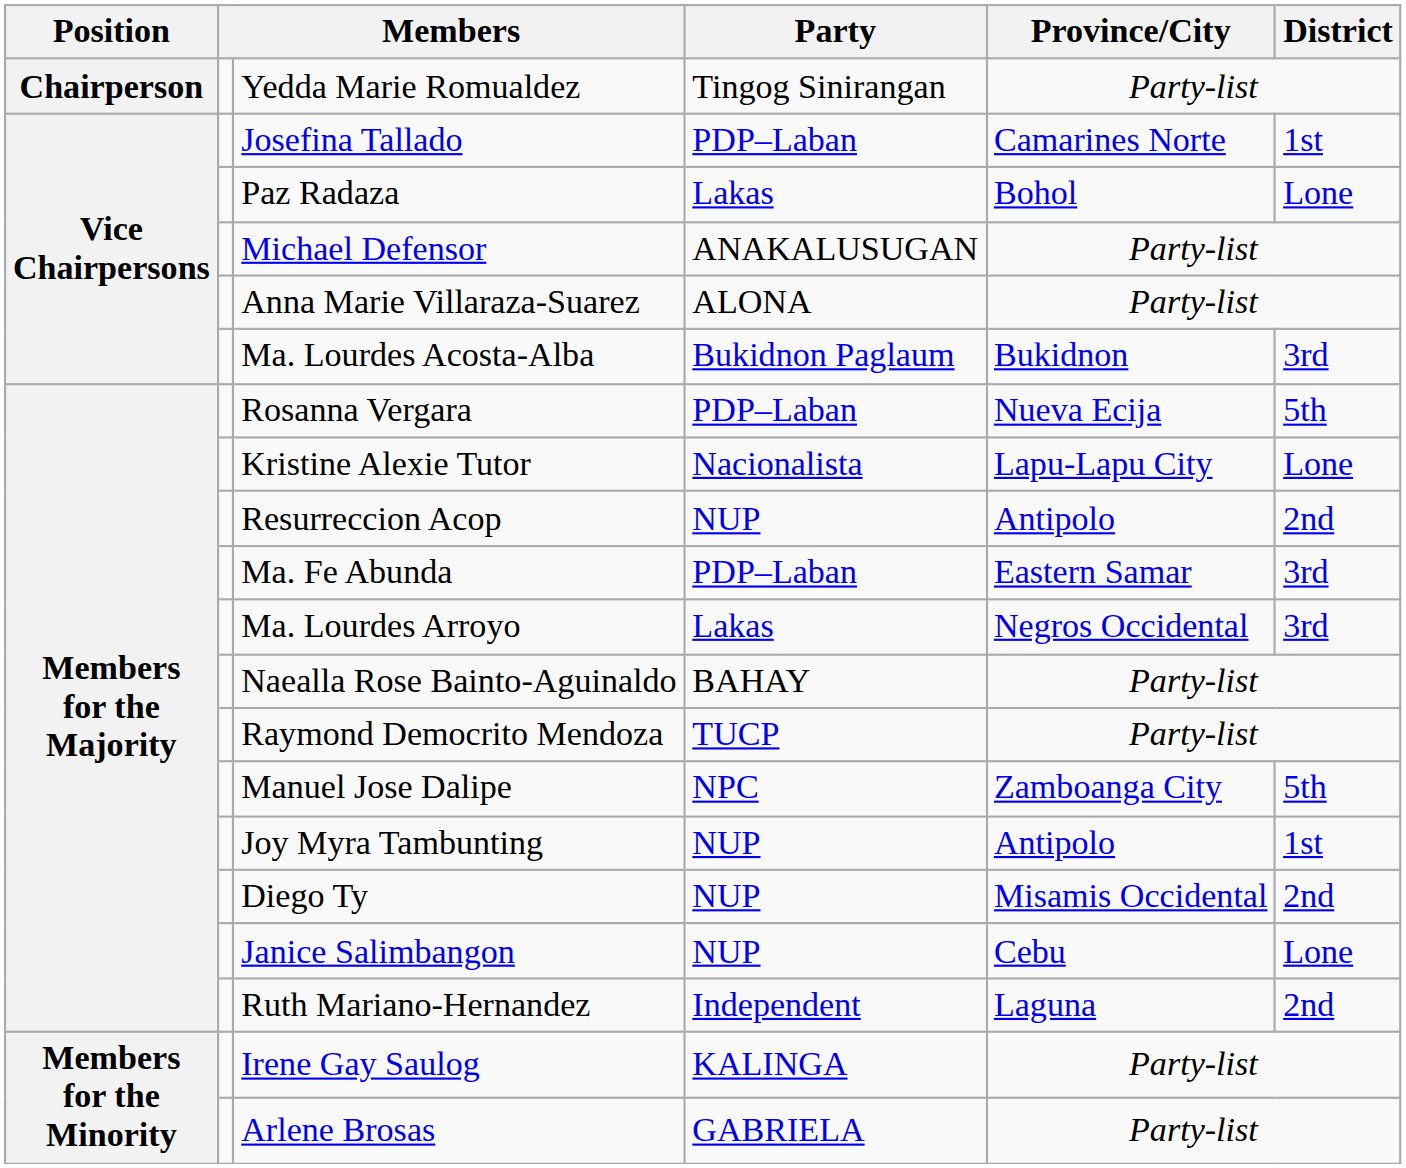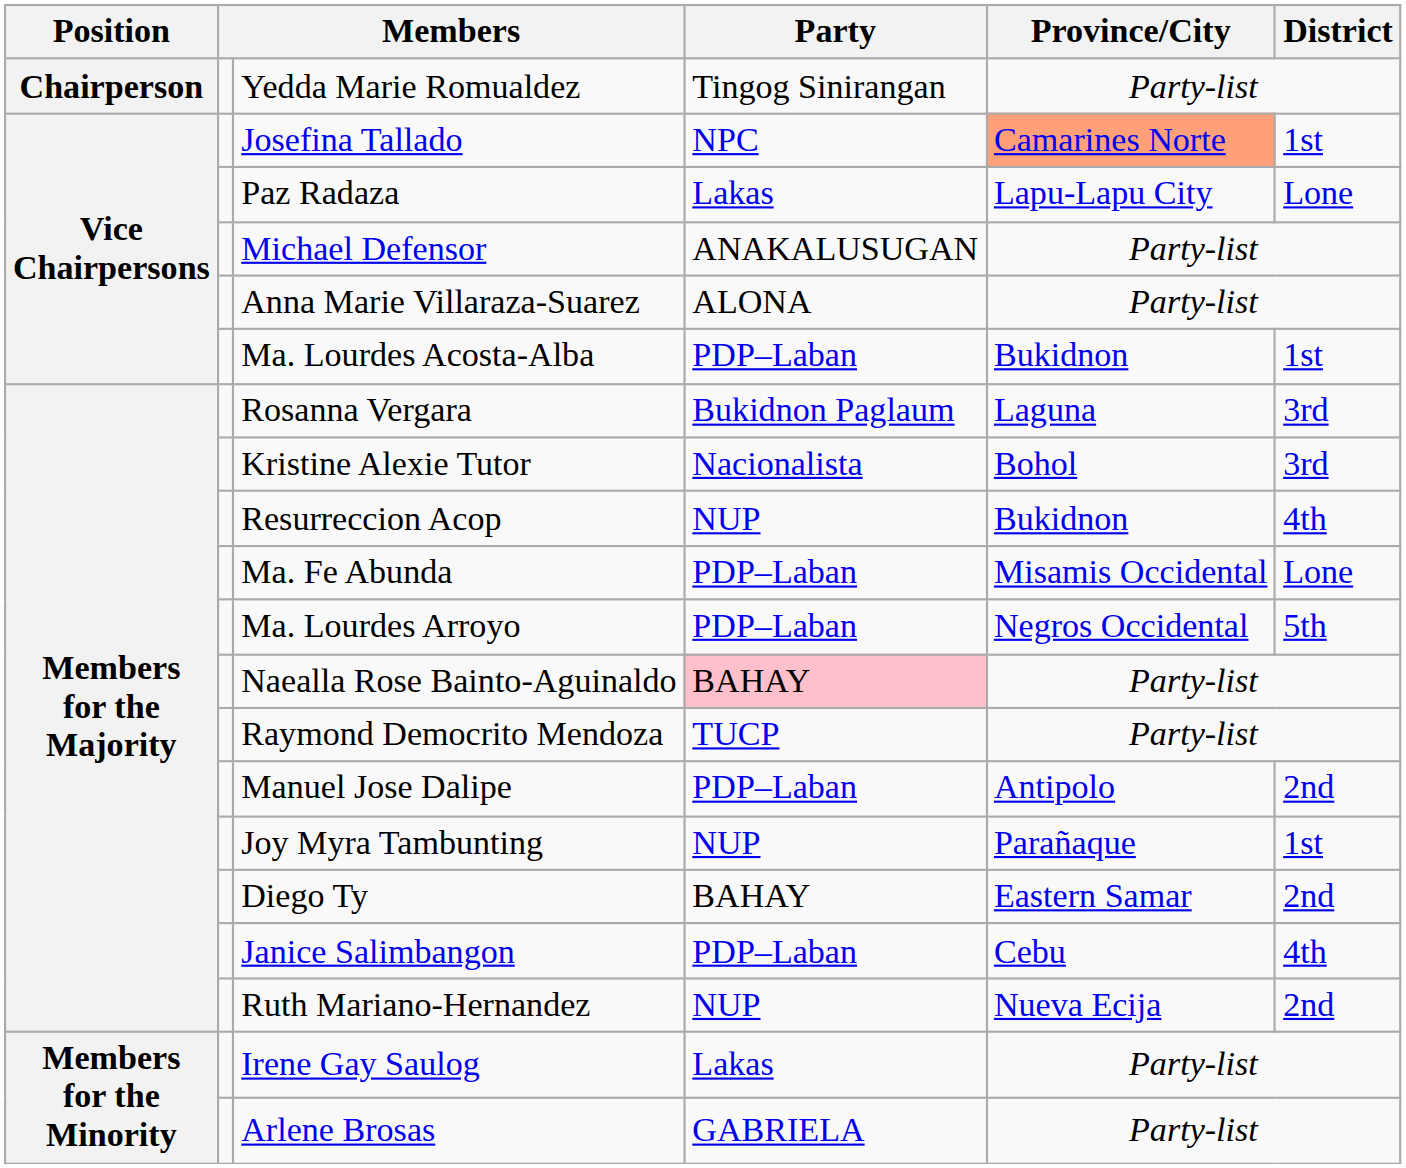(775, 139) PDP–Laban -> (725, 139) NPC
(1110, 139) no background -> (1110, 139) lightsalmon background
(1036, 193) Bohol -> (1103, 193) Lapu-Lapu City
(823, 355) Bukidnon Paglaum -> (775, 355) PDP–Laban
(1306, 355) 3rd -> (1303, 355) 1st
(775, 409) PDP–Laban -> (823, 409) Bukidnon Paglaum
(1078, 409) Nueva Ecija -> (1045, 409) Laguna
(1305, 409) 5th -> (1306, 409) 3rd
(1103, 463) Lapu-Lapu City -> (1036, 463) Bohol
(1318, 463) Lone -> (1306, 463) 3rd
(1055, 517) Antipolo -> (1061, 517) Bukidnon
(1309, 517) 2nd -> (1305, 517) 4th
(1093, 572) Eastern Samar -> (1131, 572) Misamis Occidental
(1306, 572) 3rd -> (1318, 572) Lone
(733, 626) Lakas -> (775, 626) PDP–Laban
(1306, 626) 3rd -> (1305, 626) 5th
(751, 680) no background -> (751, 680) pink background
(725, 788) NPC -> (775, 788) PDP–Laban
(1108, 788) Zamboanga City -> (1055, 788) Antipolo
(1305, 788) 5th -> (1309, 788) 2nd
(1055, 842) Antipolo -> (1065, 842) Parañaque
(726, 896) NUP -> (751, 896) BAHAY
(1131, 896) Misamis Occidental -> (1093, 896) Eastern Samar
(726, 950) NUP -> (775, 950) PDP–Laban
(1318, 950) Lone -> (1305, 950) 4th
(777, 1004) Independent -> (726, 1004) NUP
(1045, 1004) Laguna -> (1078, 1004) Nueva Ecija
(770, 1064) KALINGA -> (733, 1064) Lakas
